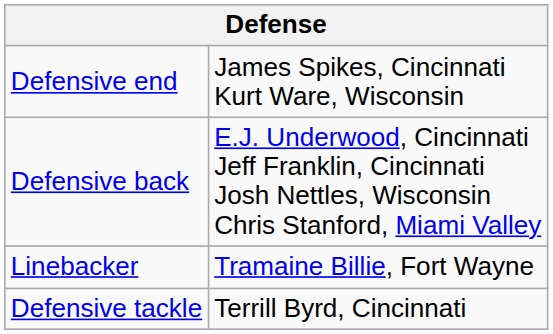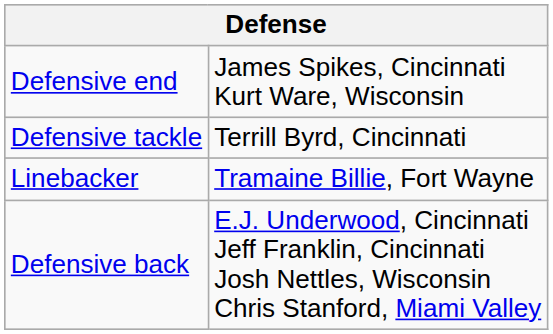rows swapped: (106, 307) <-> (100, 181)
